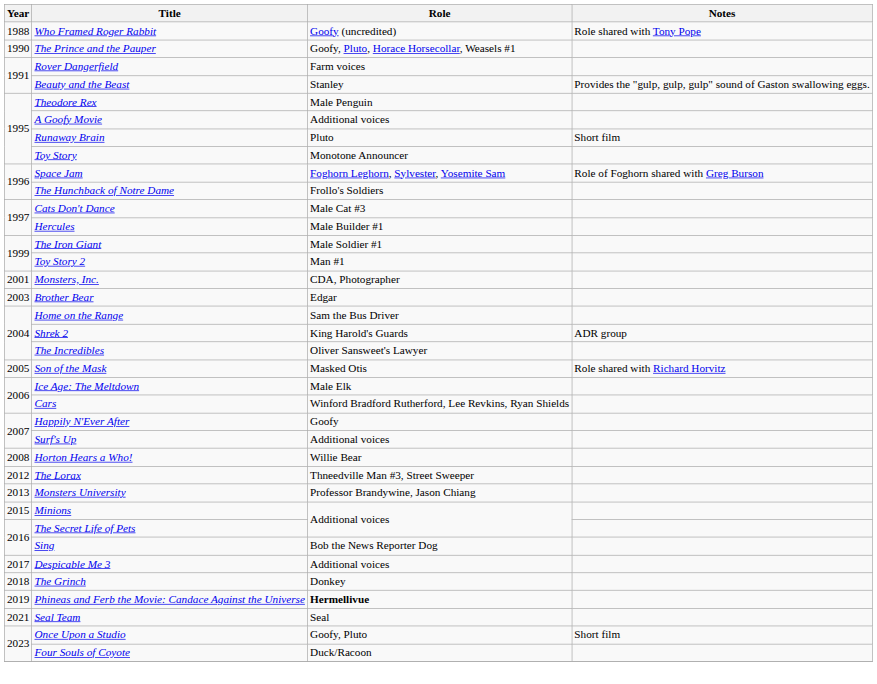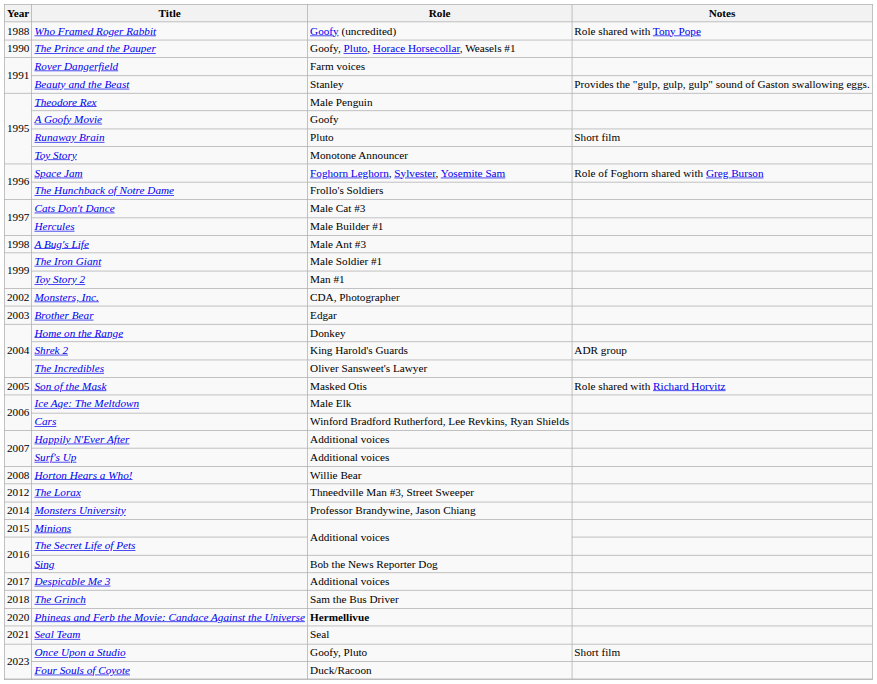(350, 119) Additional voices -> (324, 119) Goofy
+ row: (62, 244)
(18, 279) 2001 -> (18, 297) 2002
(354, 315) Sam the Bus Driver -> (328, 333) Donkey
(324, 421) Goofy -> (350, 439) Additional voices
(18, 492) 2013 -> (18, 510) 2014
(328, 581) Donkey -> (354, 599) Sam the Bus Driver
(18, 599) 2019 -> (18, 617) 2020
